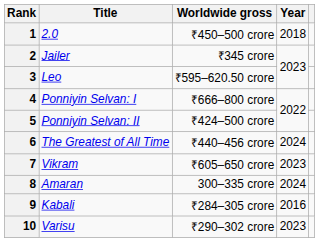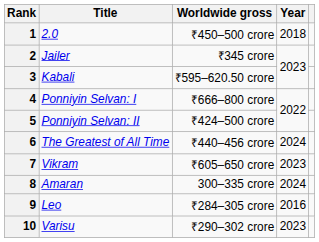(51, 77) Leo -> (58, 77) Kabali
(58, 205) Kabali -> (51, 205) Leo
